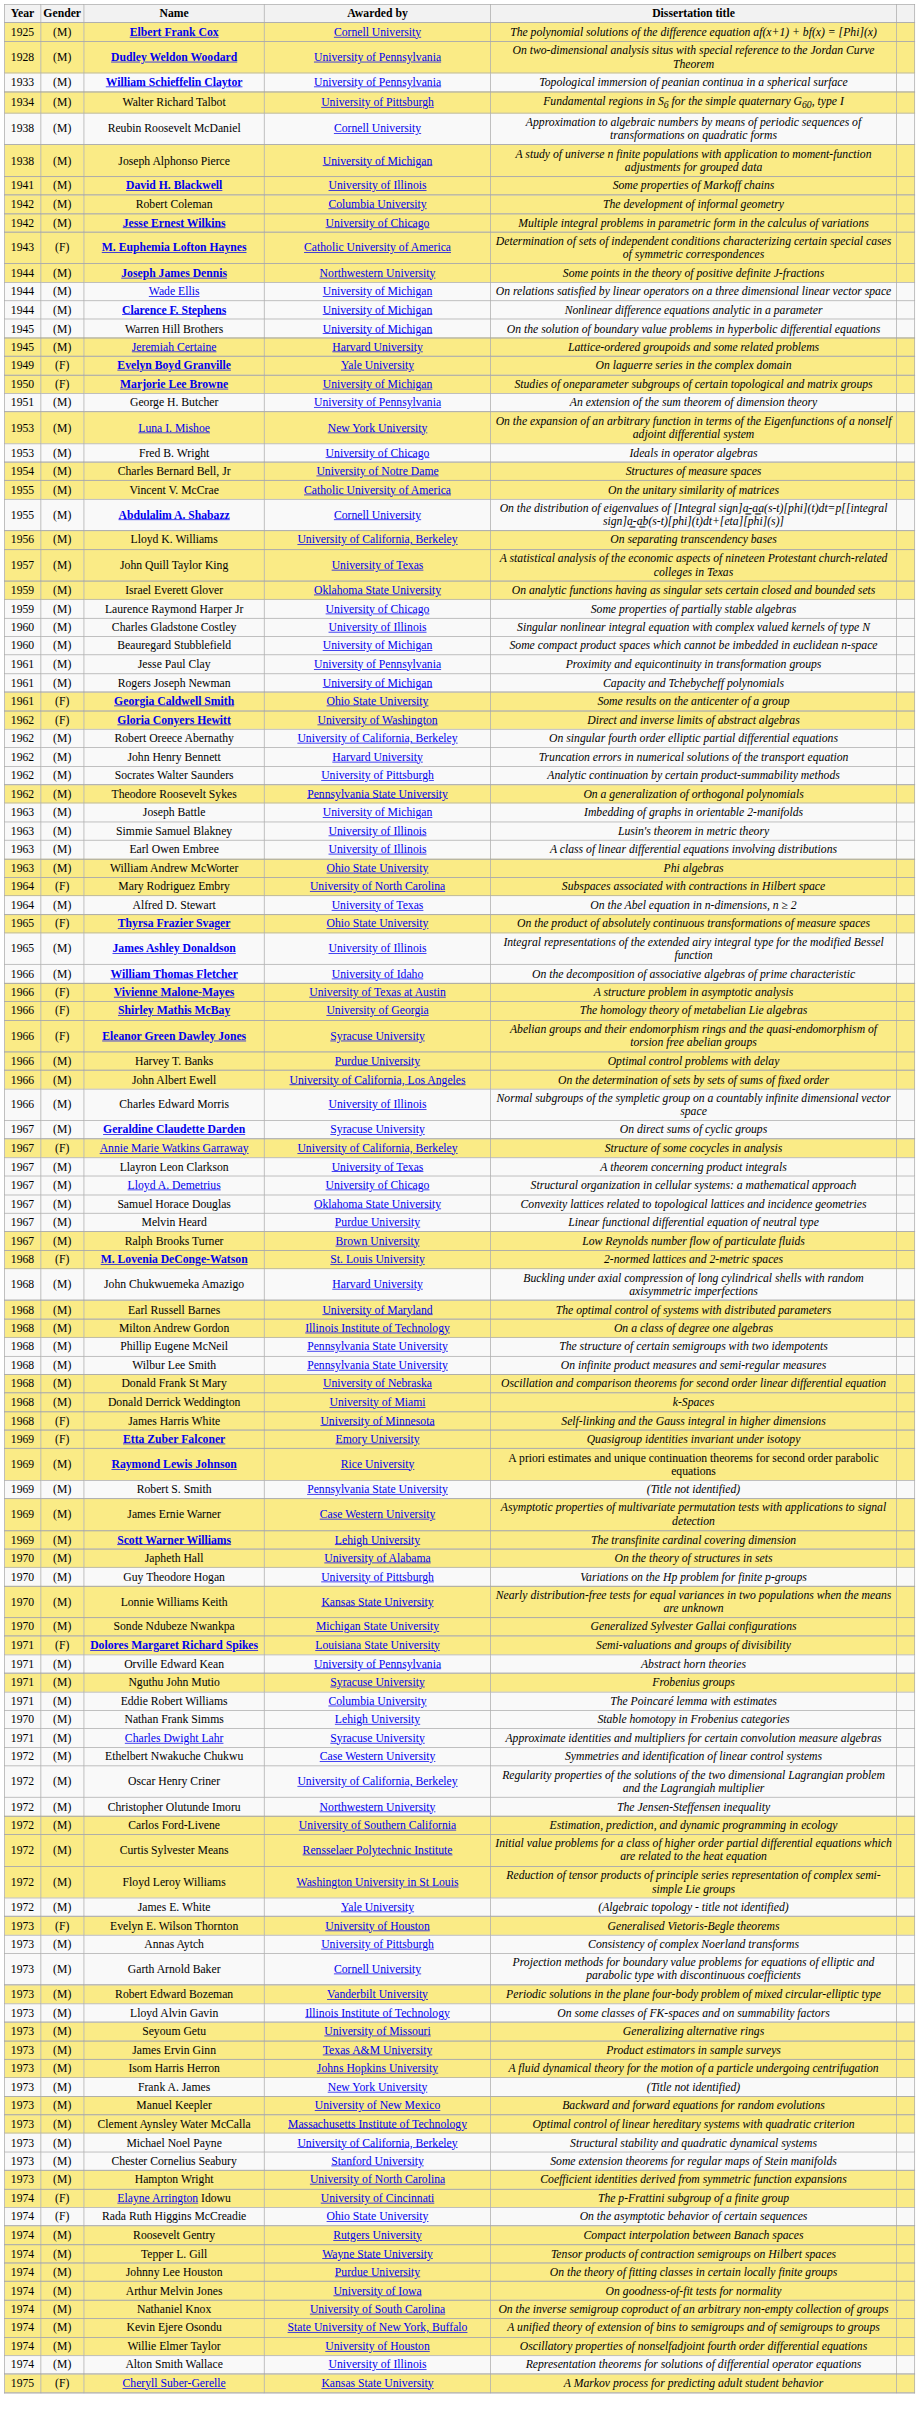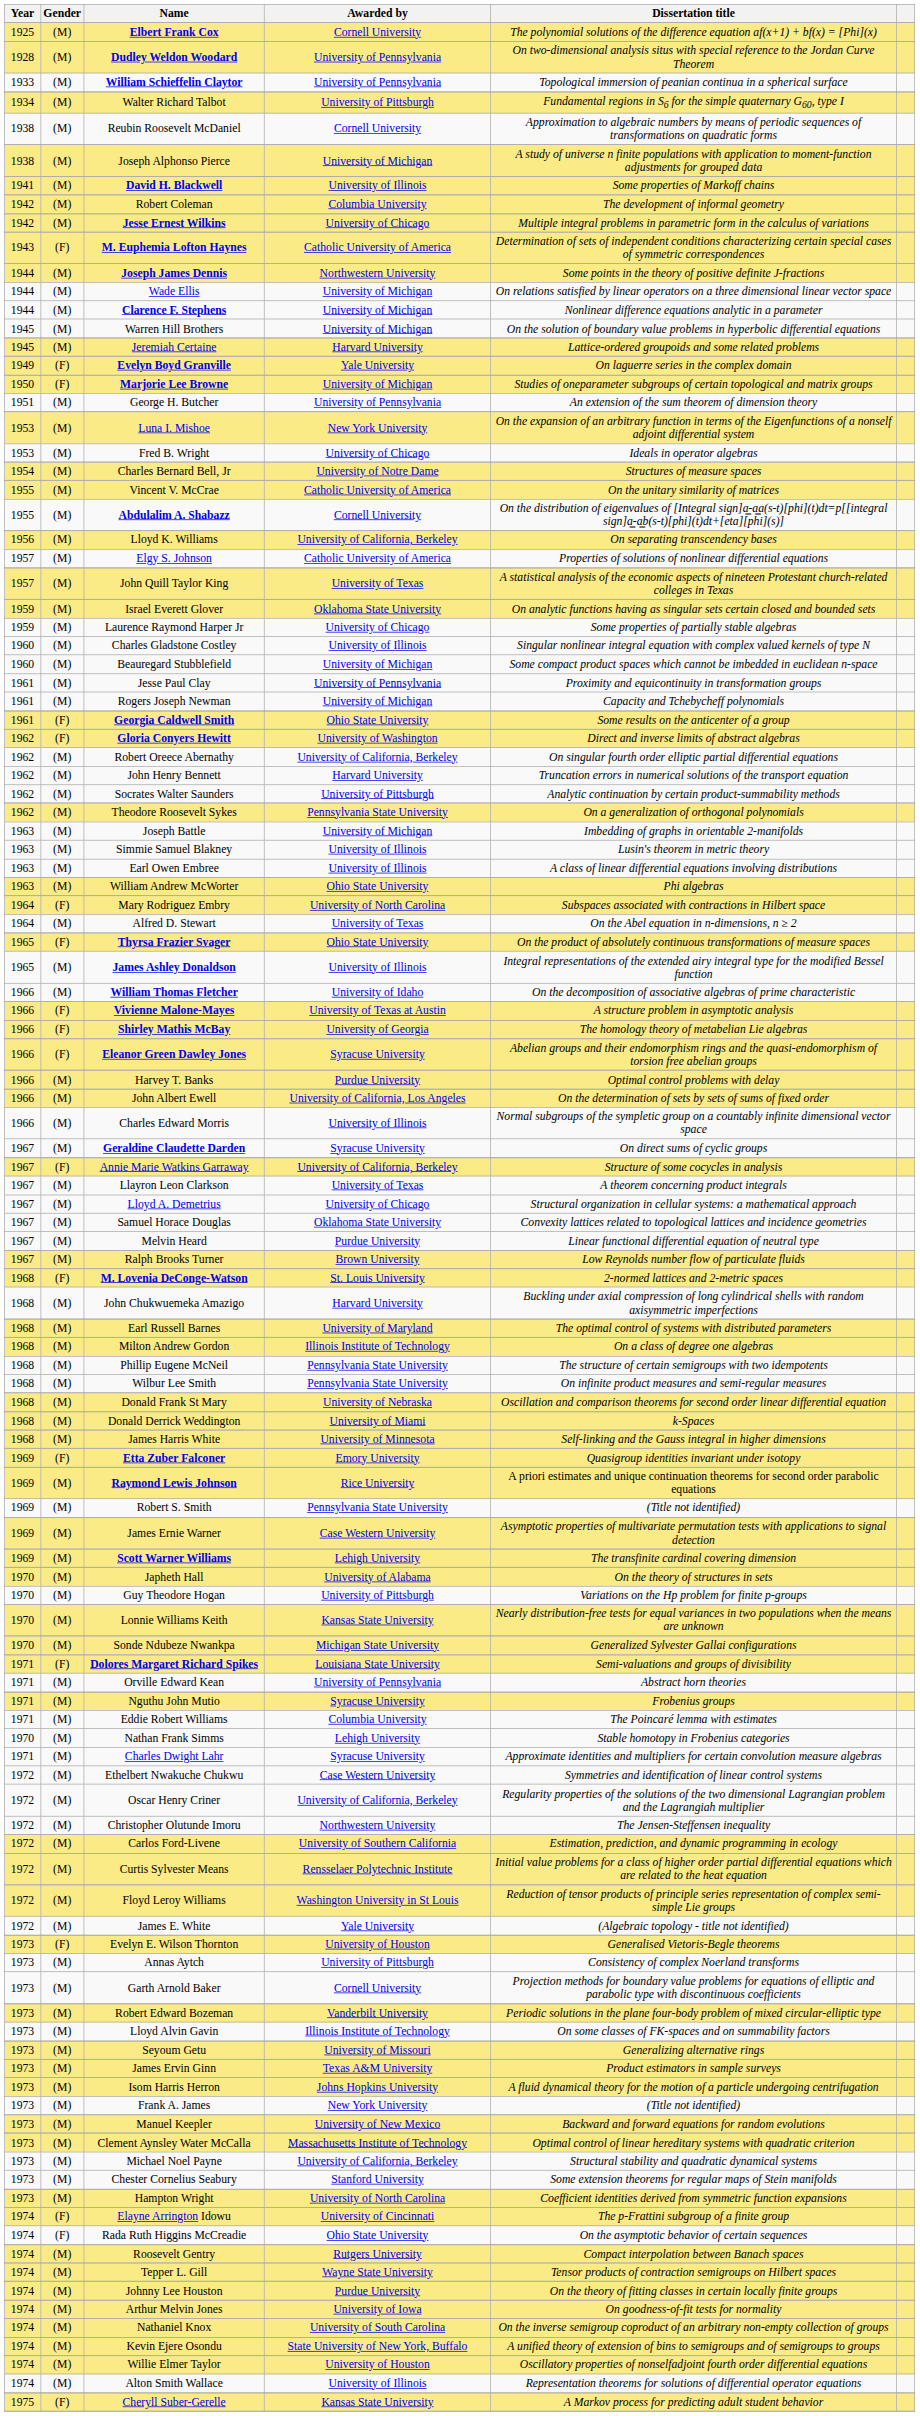+ row: (174, 558)
(62, 1420) (F) -> (62, 1439) (M)
